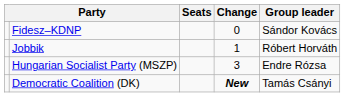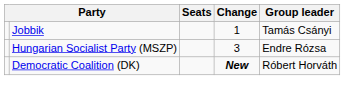- row: (47, 30)
(300, 48) Róbert Horváth -> (297, 30) Tamás Csányi
(297, 83) Tamás Csányi -> (300, 65) Róbert Horváth
